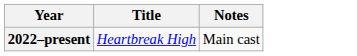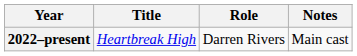+ column: (244, 16)
